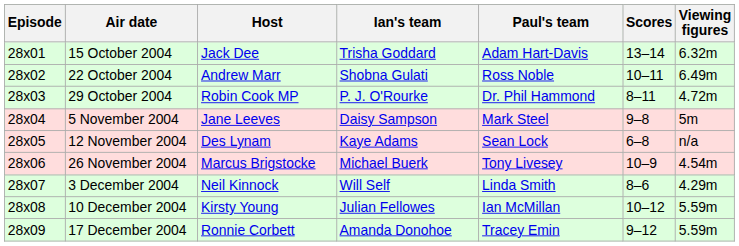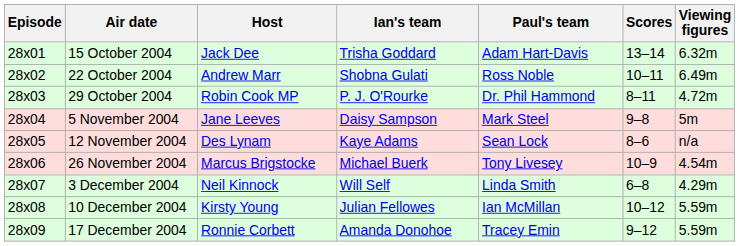(638, 141) 6–8 -> (638, 141) 8–6
(638, 185) 8–6 -> (638, 185) 6–8
